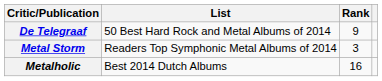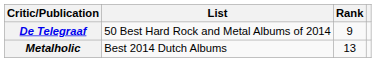- row: (53, 48)
(356, 66) 16 -> (350, 48) 13
